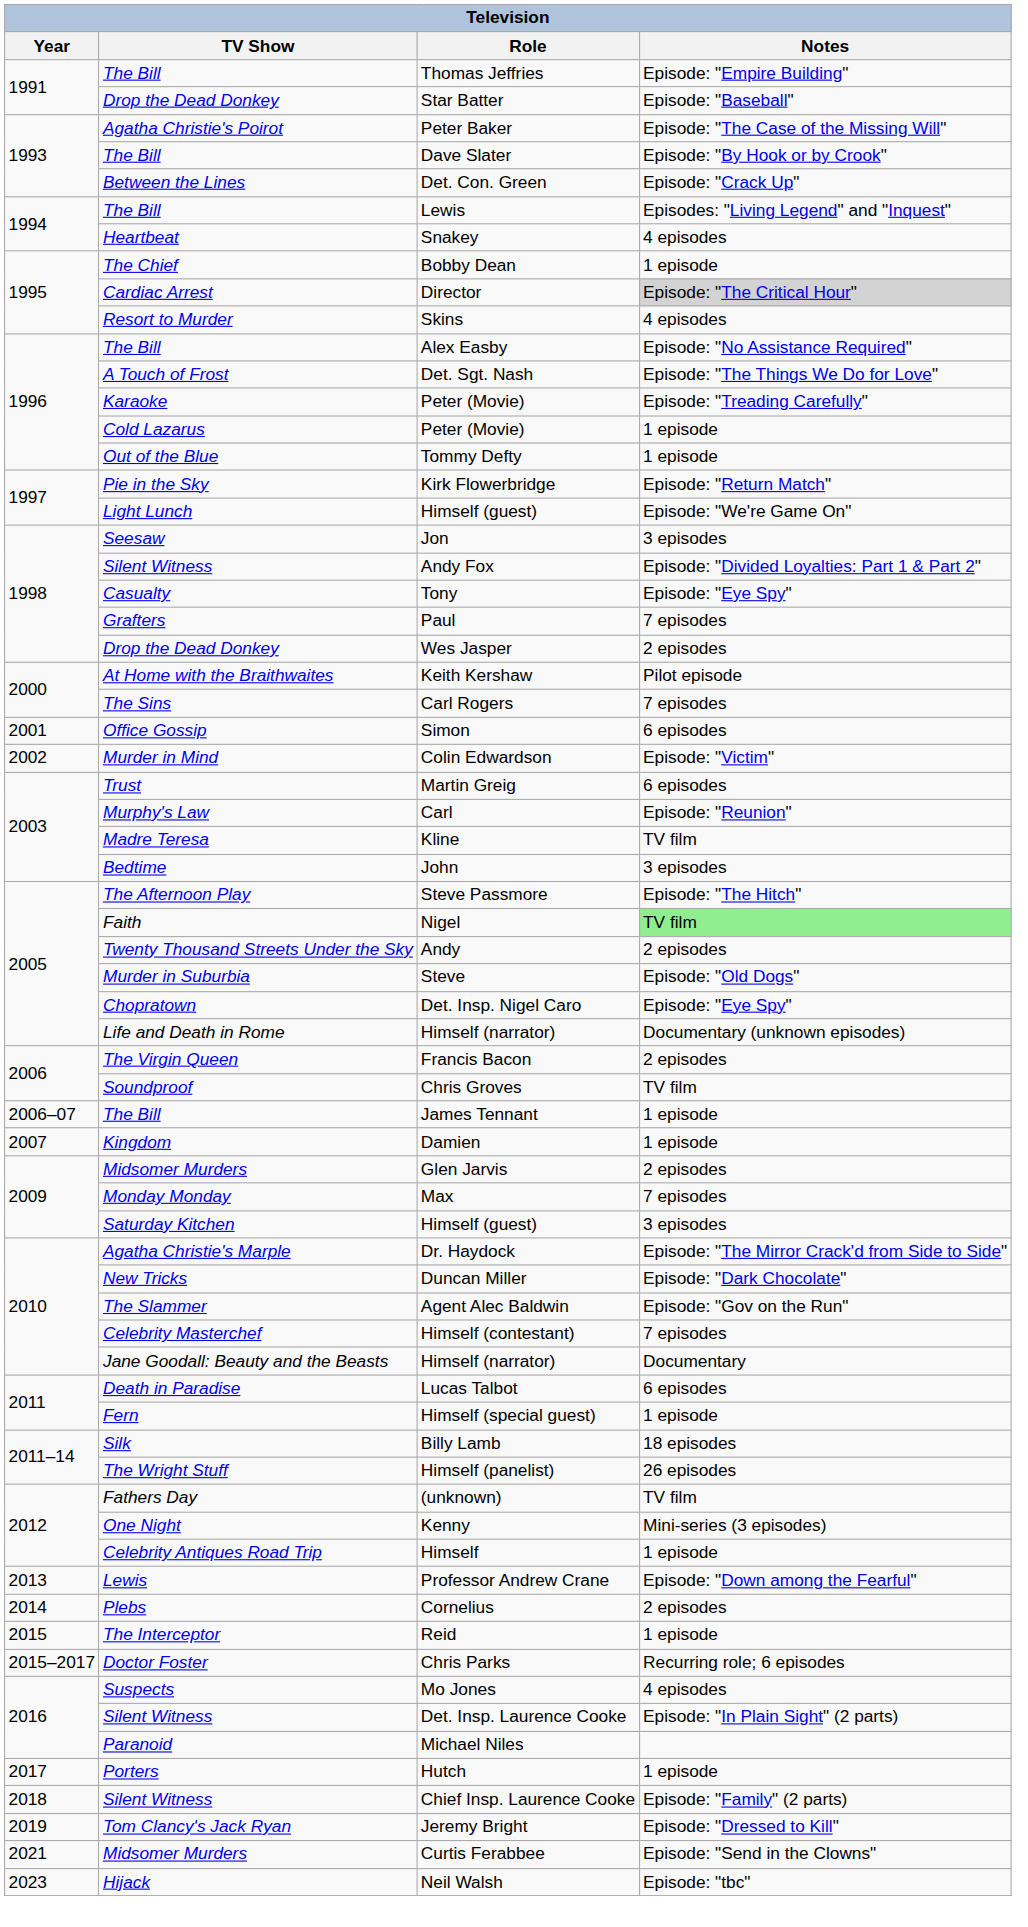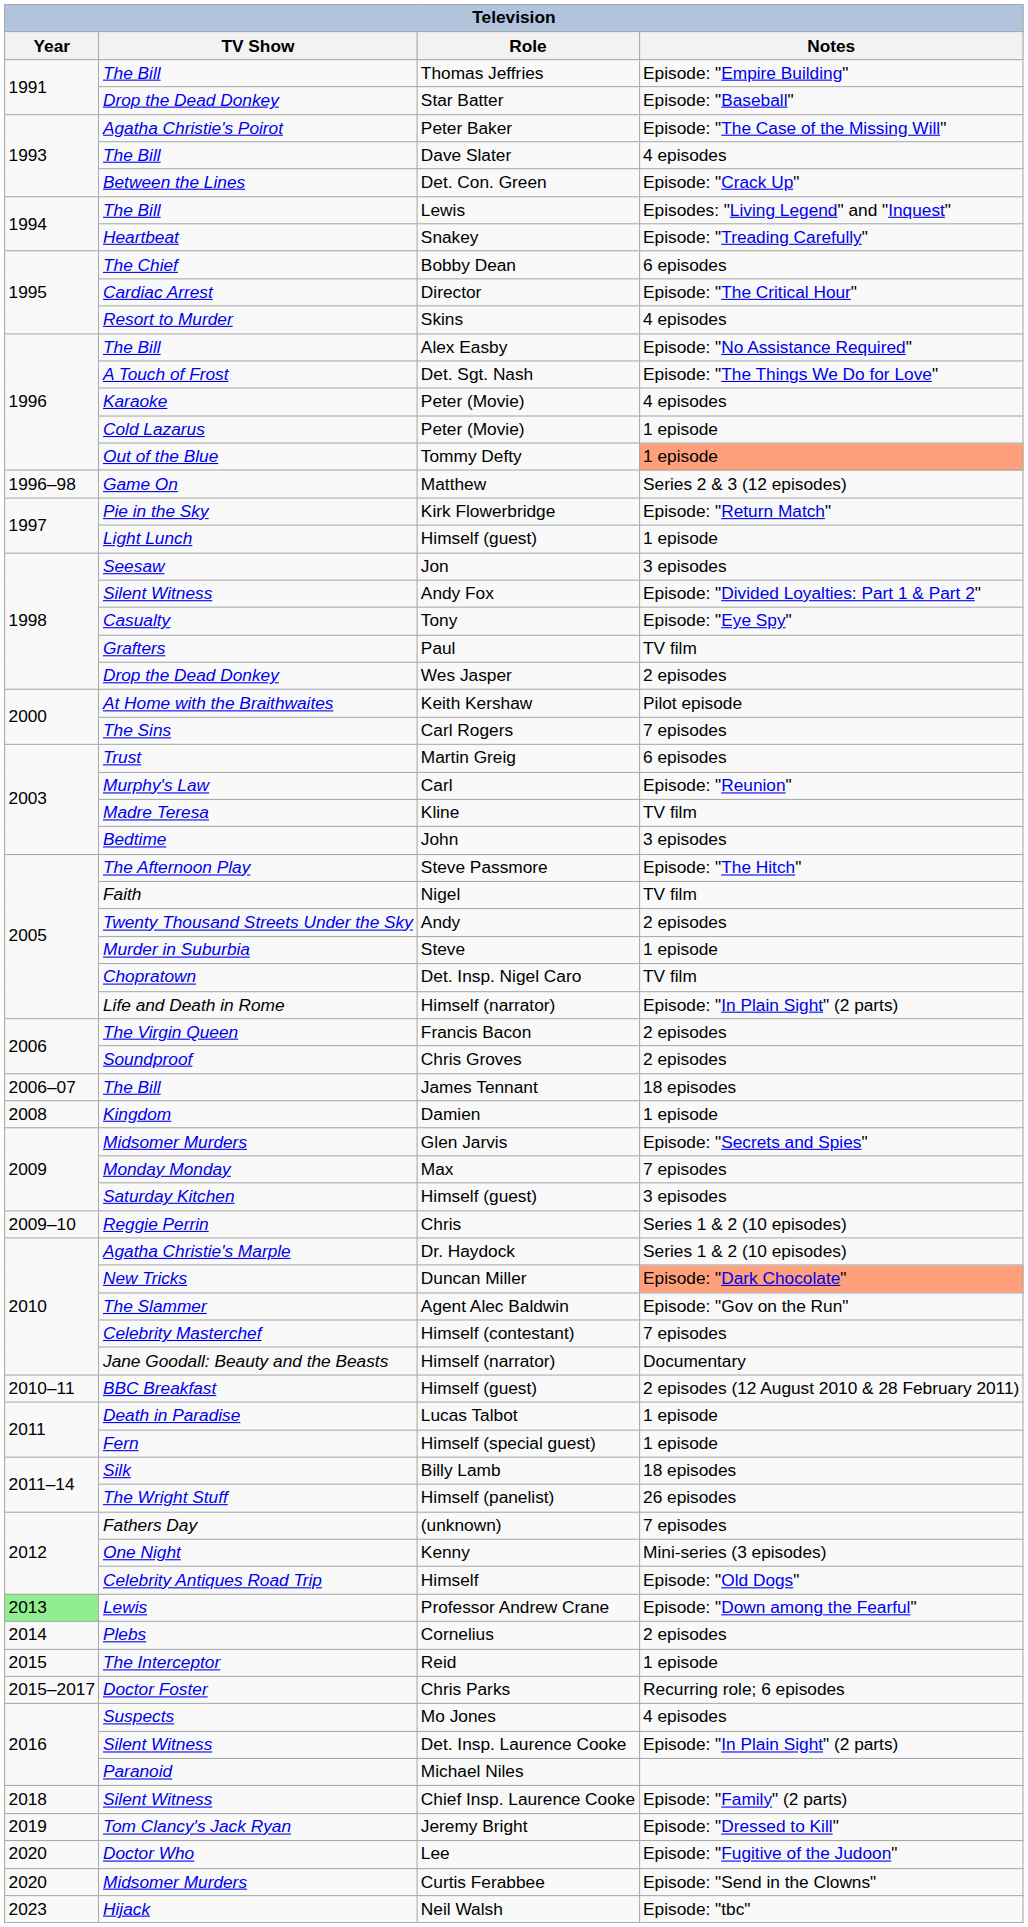(765, 155) Episode: "By Hook or by Crook" -> (685, 155) 4 episodes
(685, 237) 4 episodes -> (755, 237) Episode: "Treading Carefully"
(681, 264) 1 episode -> (685, 264) 6 episodes
(750, 292) lightgrey background -> (750, 292) no background
(755, 401) Episode: "Treading Carefully" -> (685, 401) 4 episodes
(681, 456) no background -> (681, 456) lightsalmon background
+ row: (140, 484)
(747, 511) Episode: "We're Game On" -> (681, 538) 1 episode
(685, 621) 7 episodes -> (670, 648) TV film
- row: (155, 730)
- row: (161, 758)
(670, 922) lightgreen background -> (670, 895) no background
(721, 977) Episode: "Old Dogs" -> (681, 949) 1 episode
(717, 1004) Episode: "Eye Spy" -> (670, 977) TV film
(774, 1032) Documentary (unknown episodes) -> (771, 1004) Episode: "In Plain Sight" (2 parts)
(670, 1086) TV film -> (685, 1059) 2 episodes
(681, 1114) 1 episode -> (690, 1086) 18 episodes
(28, 1141) 2007 -> (28, 1114) 2008
(685, 1169) 2 episodes -> (755, 1141) Episode: "Secrets and Spies"
+ row: (156, 1224)
(825, 1251) Episode: "The Mirror Crack'd from Side to Side" -> (745, 1251) Series 1 & 2 (10 episodes)
(745, 1278) no background -> (745, 1278) lightsalmon background
+ row: (160, 1388)
(685, 1388) 6 episodes -> (681, 1415) 1 episode
(670, 1498) TV film -> (685, 1525) 7 episodes
(681, 1552) 1 episode -> (721, 1580) Episode: "Old Dogs"
(28, 1580) no background -> (28, 1607) lightgreen background
- row: (131, 1772)
+ row: (149, 1854)
(28, 1854) 2021 -> (28, 1881) 2020
